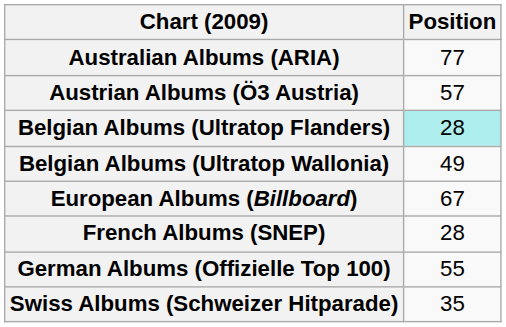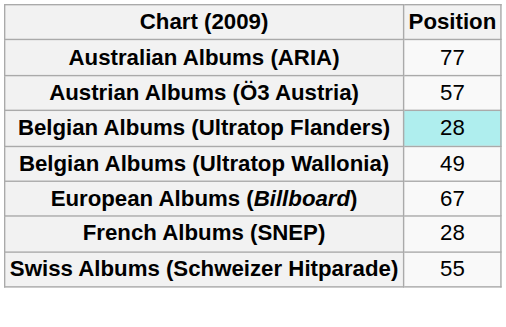- row: (204, 269)
(452, 304) 35 -> (452, 269) 55
